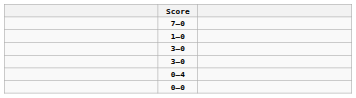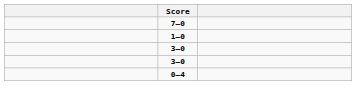- row: (81, 87)
